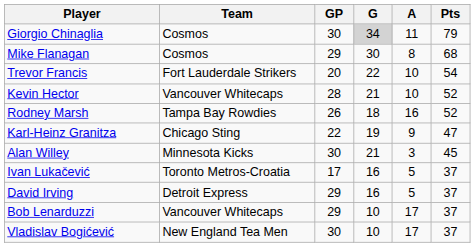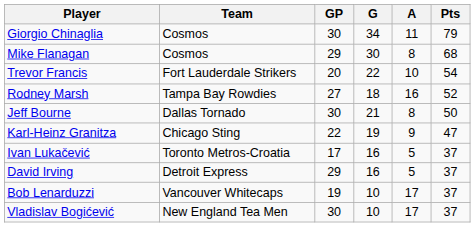(373, 34) lightgrey background -> (373, 34) no background
- row: (43, 93)
(334, 113) 26 -> (334, 93) 27
+ row: (39, 113)
- row: (38, 152)
(334, 212) 29 -> (334, 192) 19
